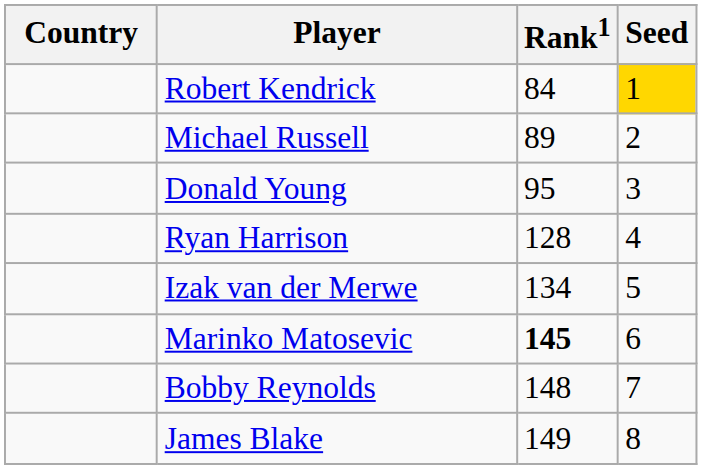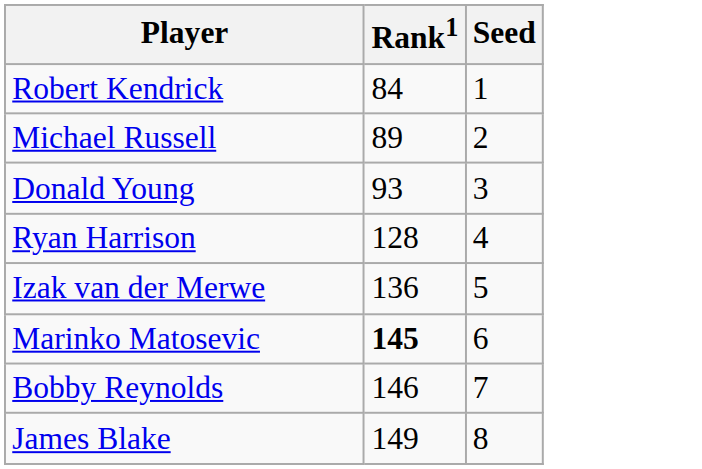- column: (81, 33)
(633, 88) gold background -> (481, 88) no background
(540, 187) 95 -> (387, 187) 93
(548, 287) 134 -> (395, 287) 136
(548, 387) 148 -> (395, 387) 146
